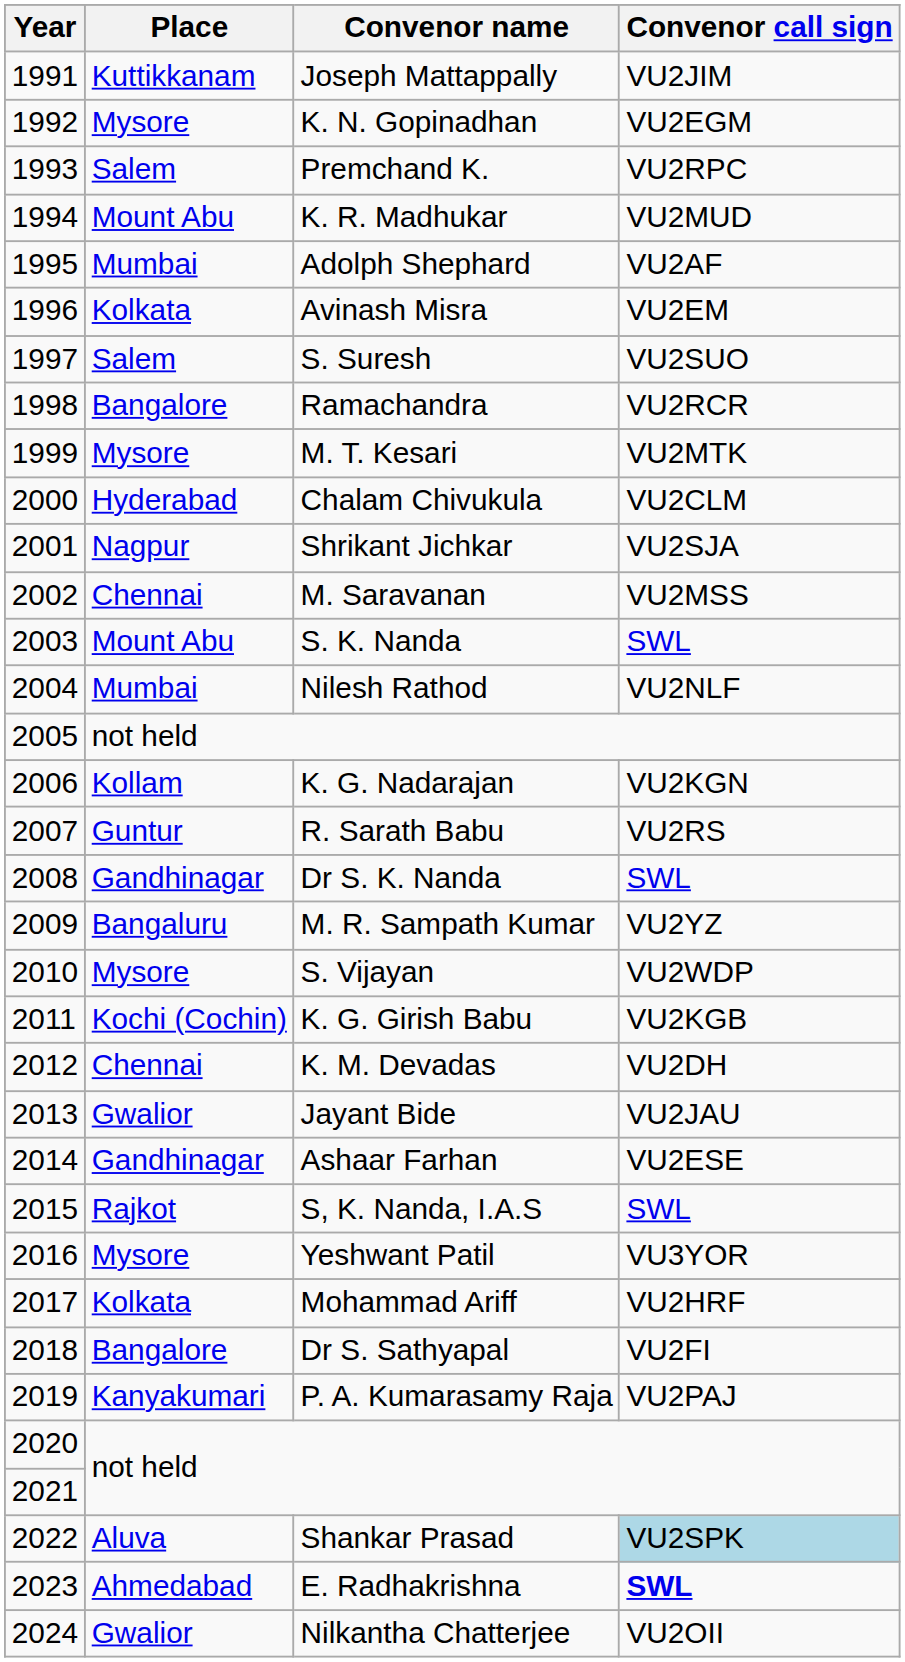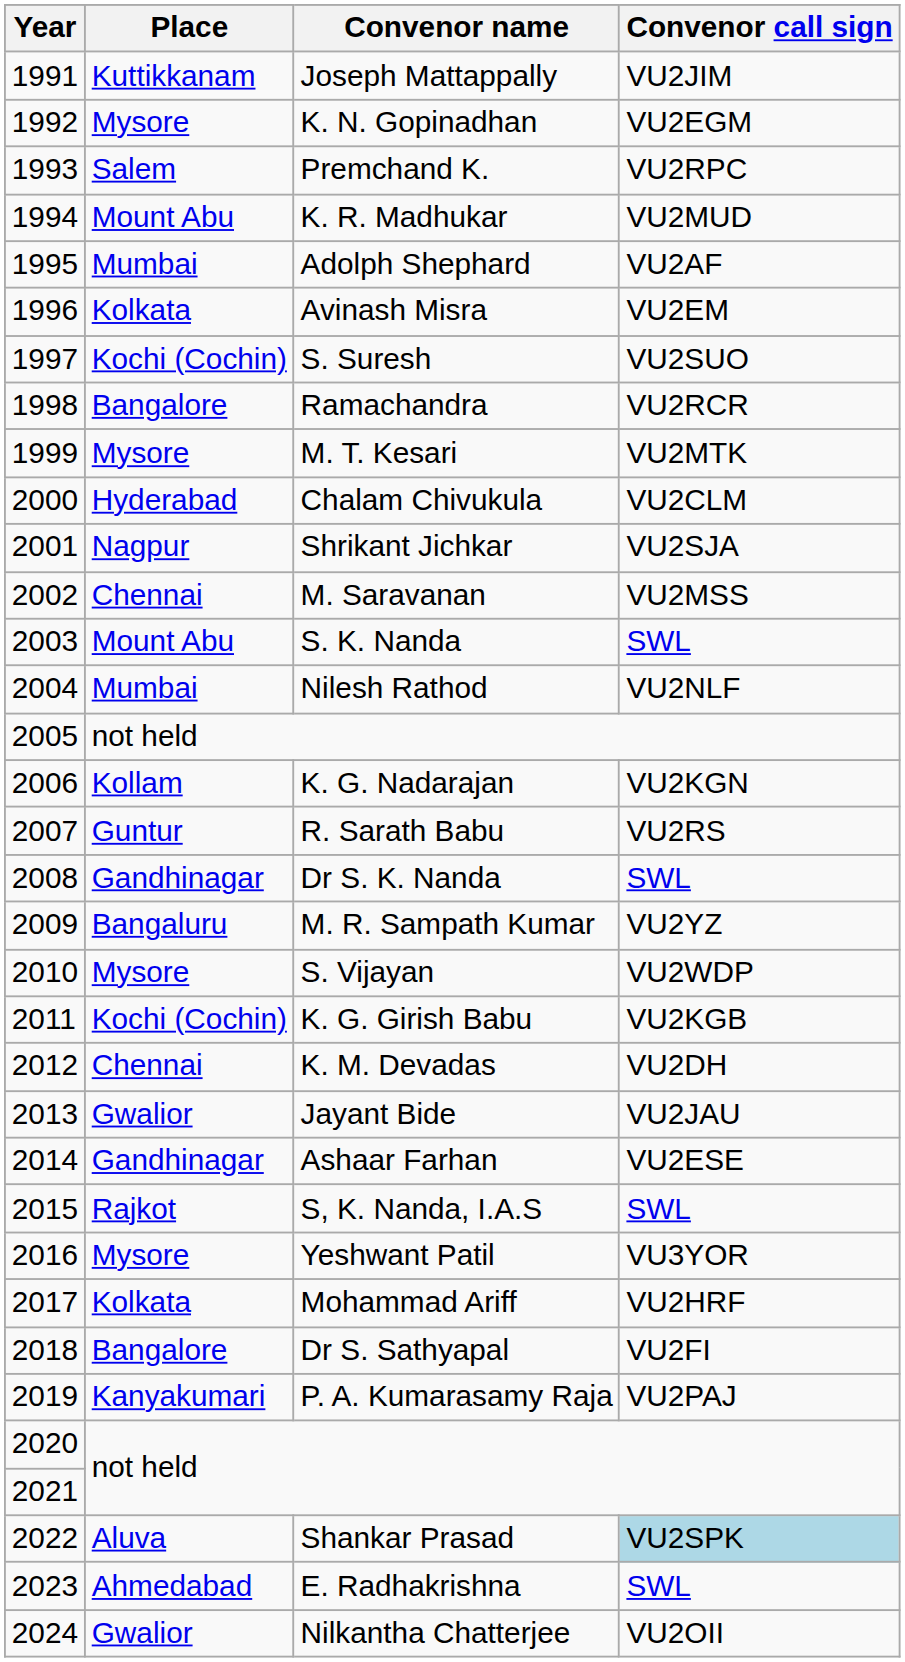(134, 358) Salem -> (189, 358) Kochi (Cochin)
(659, 1585) bold -> (659, 1585) normal
